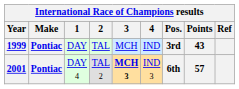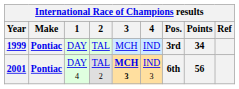(200, 46) 43 -> (200, 46) 34
(200, 69) 57 -> (200, 69) 56
